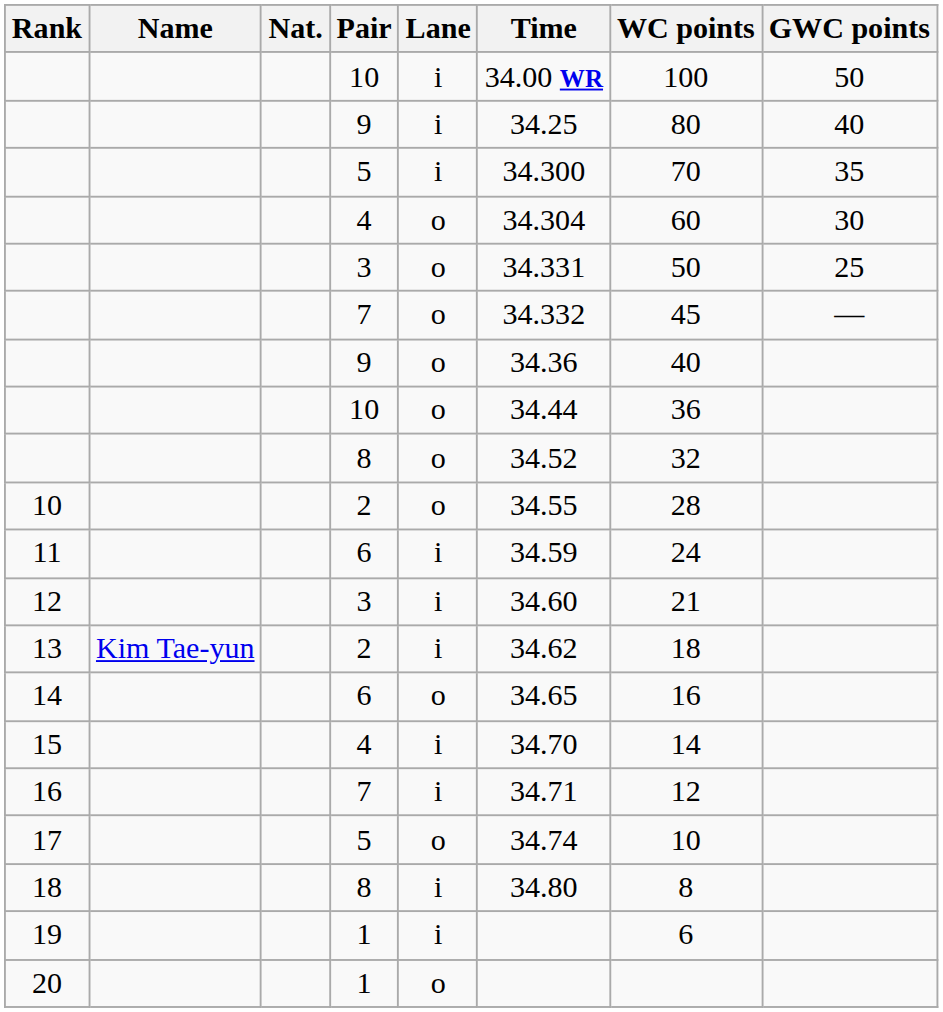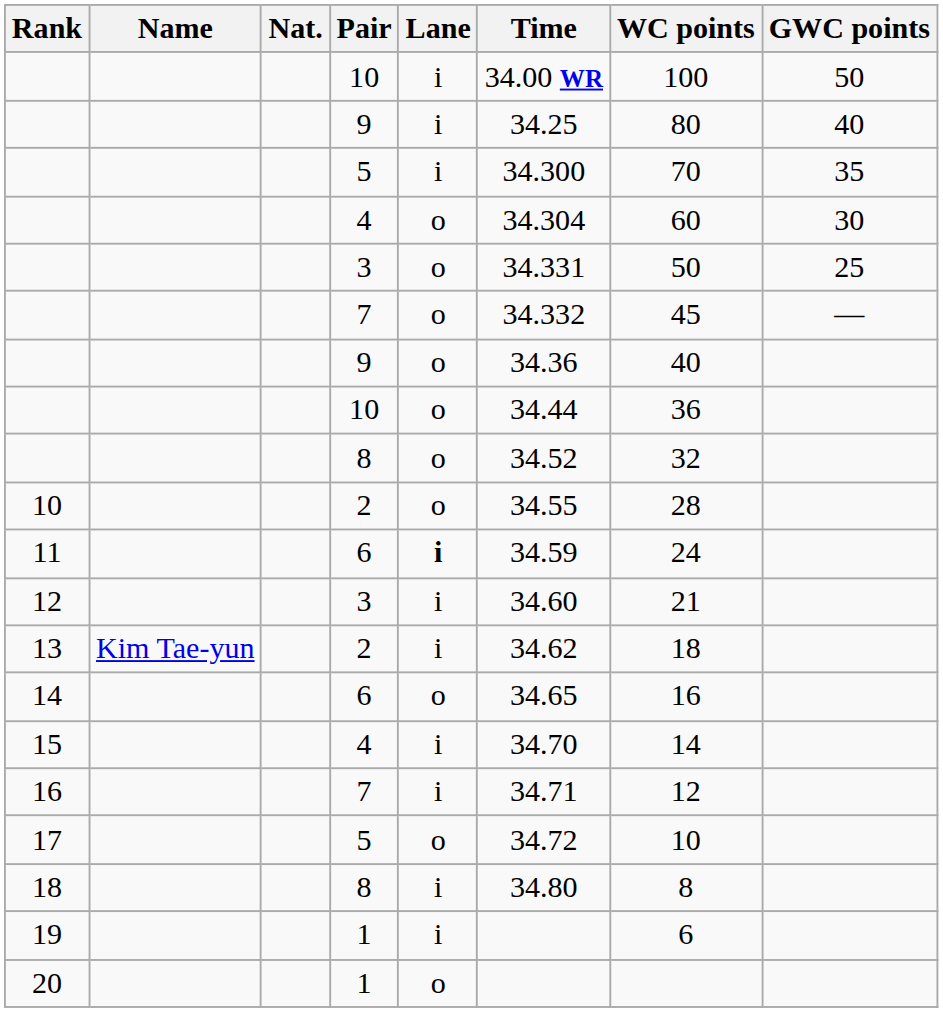(438, 553) normal -> (438, 553) bold
(544, 839) 34.74 -> (544, 839) 34.72
